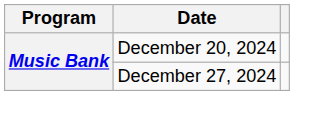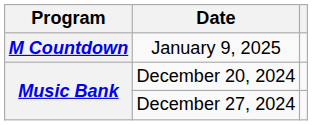+ row: (216, 47)
